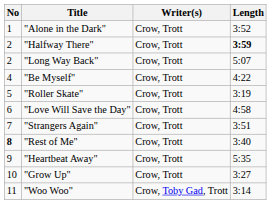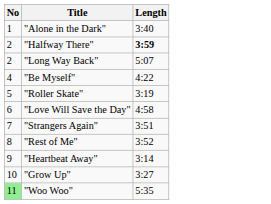- column: (182, 12)
(242, 28) 3:52 -> (144, 28) 3:40
(9, 142) bold -> (9, 142) normal
(242, 142) 3:40 -> (144, 142) 3:52
(242, 158) 5:35 -> (144, 158) 3:14
(12, 191) no background -> (12, 191) lightgreen background
(242, 191) 3:14 -> (144, 191) 5:35
